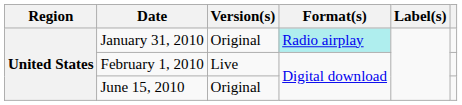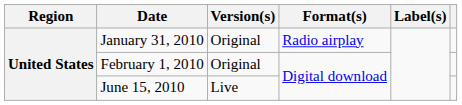(323, 40) paleturquoise background -> (323, 40) no background
(224, 64) Live -> (236, 64) Original
(236, 87) Original -> (224, 87) Live
